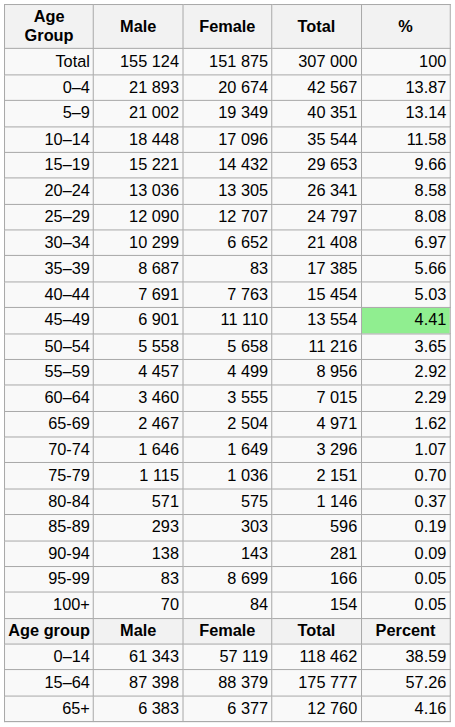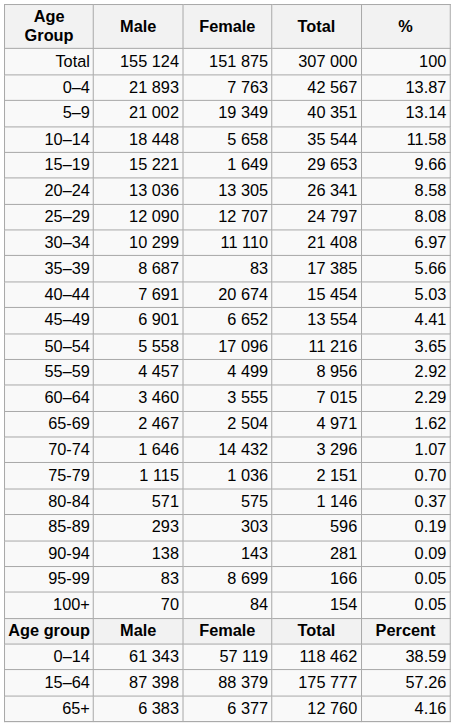(243, 87) 20 674 -> (248, 87) 7 763
(243, 139) 17 096 -> (248, 139) 5 658
(243, 165) 14 432 -> (248, 165) 1 649
(248, 242) 6 652 -> (244, 242) 11 110
(248, 294) 7 763 -> (243, 294) 20 674
(244, 320) 11 110 -> (248, 320) 6 652
(430, 320) lightgreen background -> (430, 320) no background
(248, 346) 5 658 -> (243, 346) 17 096
(248, 449) 1 649 -> (243, 449) 14 432
